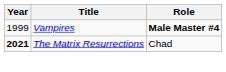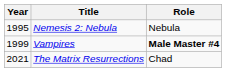+ row: (75, 28)
(18, 43) bold -> (18, 59) normal
